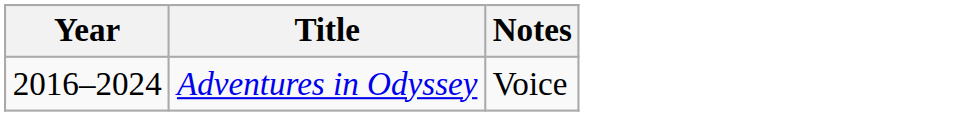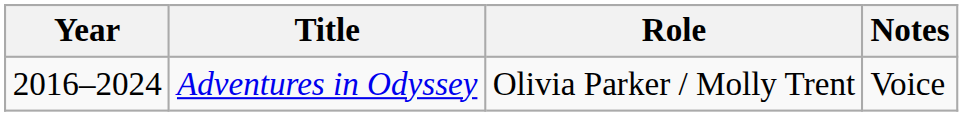+ column: (674, 30)
